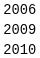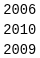rows swapped: (20, 30) <-> (20, 50)
